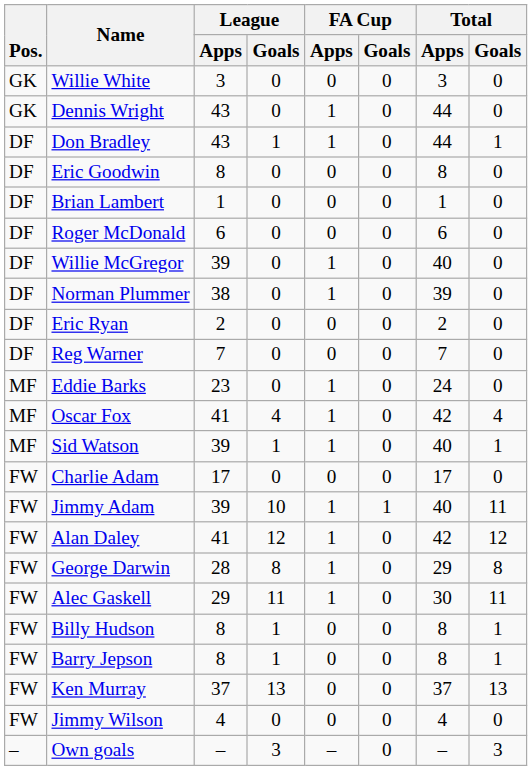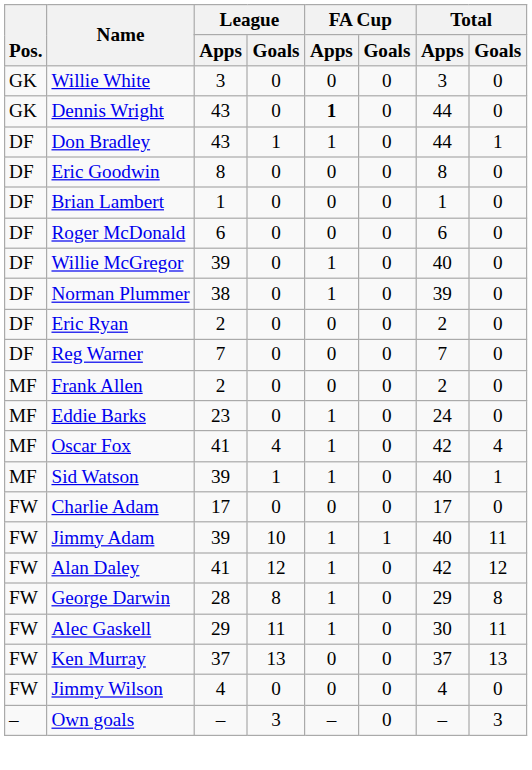(331, 111) normal -> (331, 111) bold
+ row: (97, 385)
- row: (103, 628)
- row: (102, 659)
